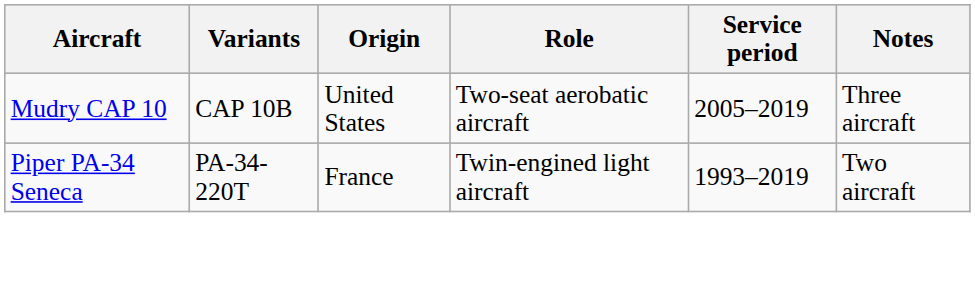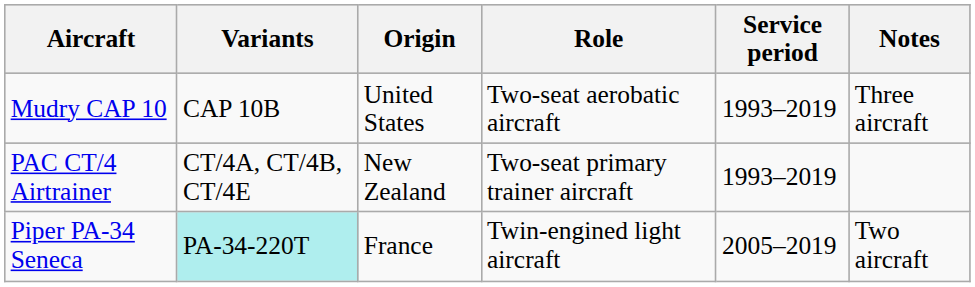(751, 107) 2005–2019 -> (779, 107) 1993–2019
+ row: (64, 176)
(232, 176) no background -> (246, 245) paleturquoise background
(751, 176) 1993–2019 -> (779, 245) 2005–2019
